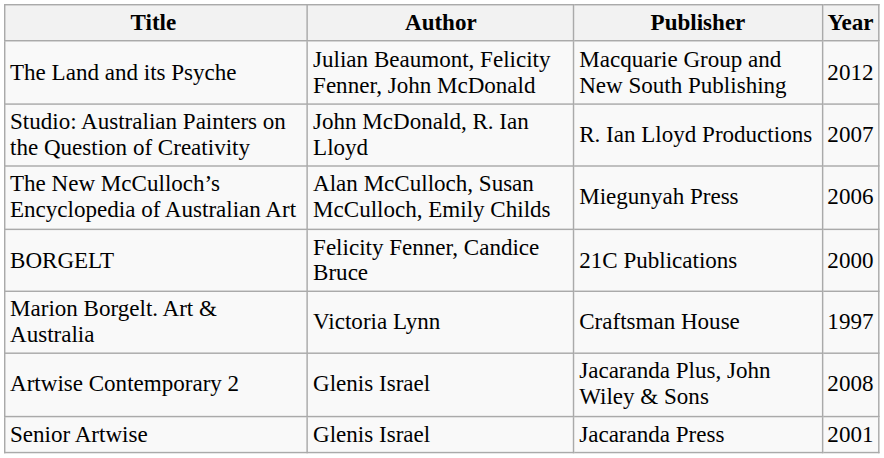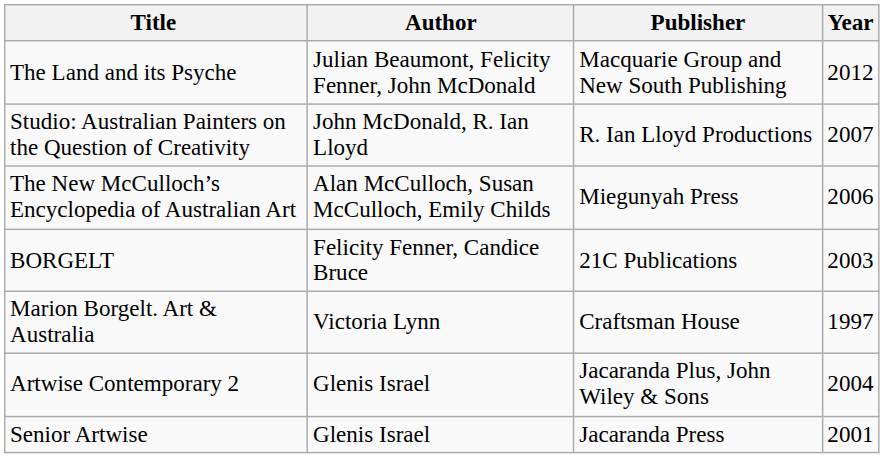(850, 259) 2000 -> (850, 259) 2003
(850, 384) 2008 -> (850, 384) 2004
